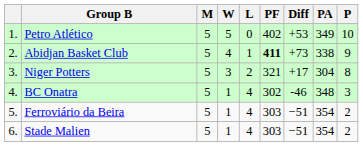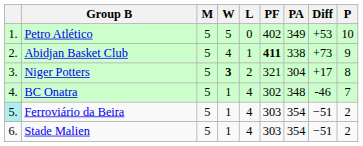columns swapped: (325, 14) <-> (298, 14)
(228, 72) normal -> (228, 72) bold
(348, 92) 3 -> (348, 92) 7
(13, 111) no background -> (13, 111) paleturquoise background
